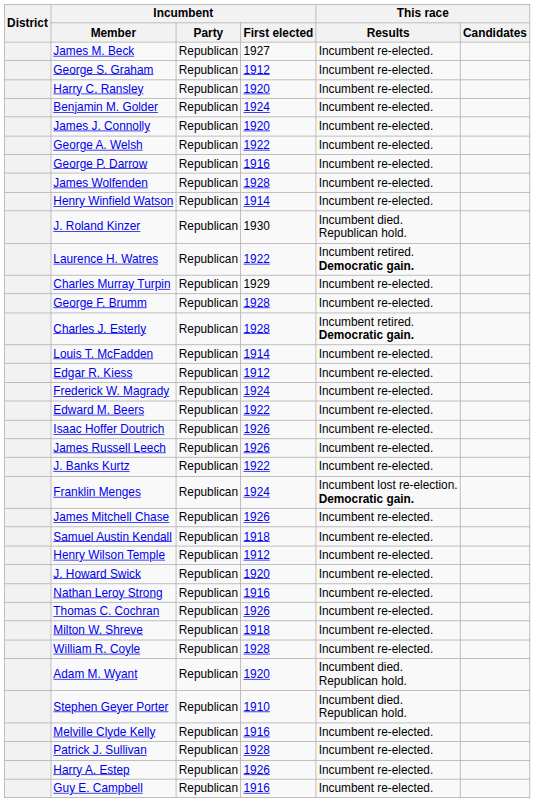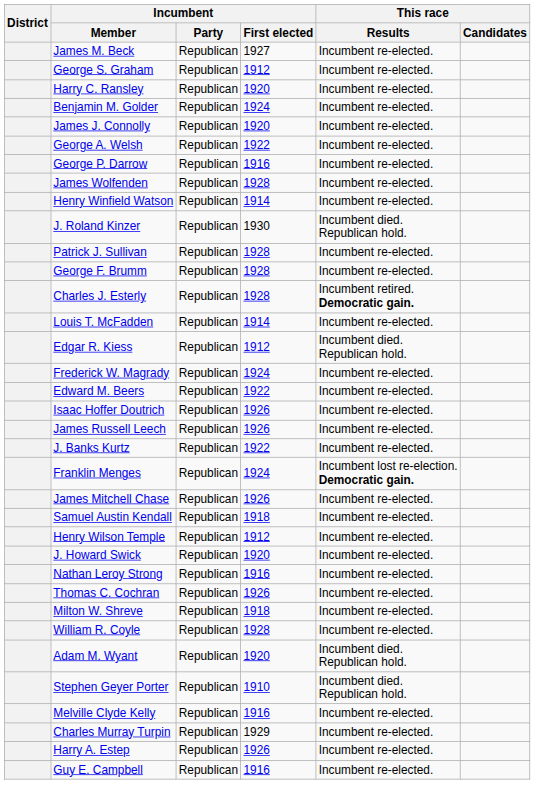- row: (106, 259)
rows swapped: (112, 284) <-> (100, 751)
(376, 373) Incumbent re-elected. -> (363, 347) Incumbent died. Republican hold.
